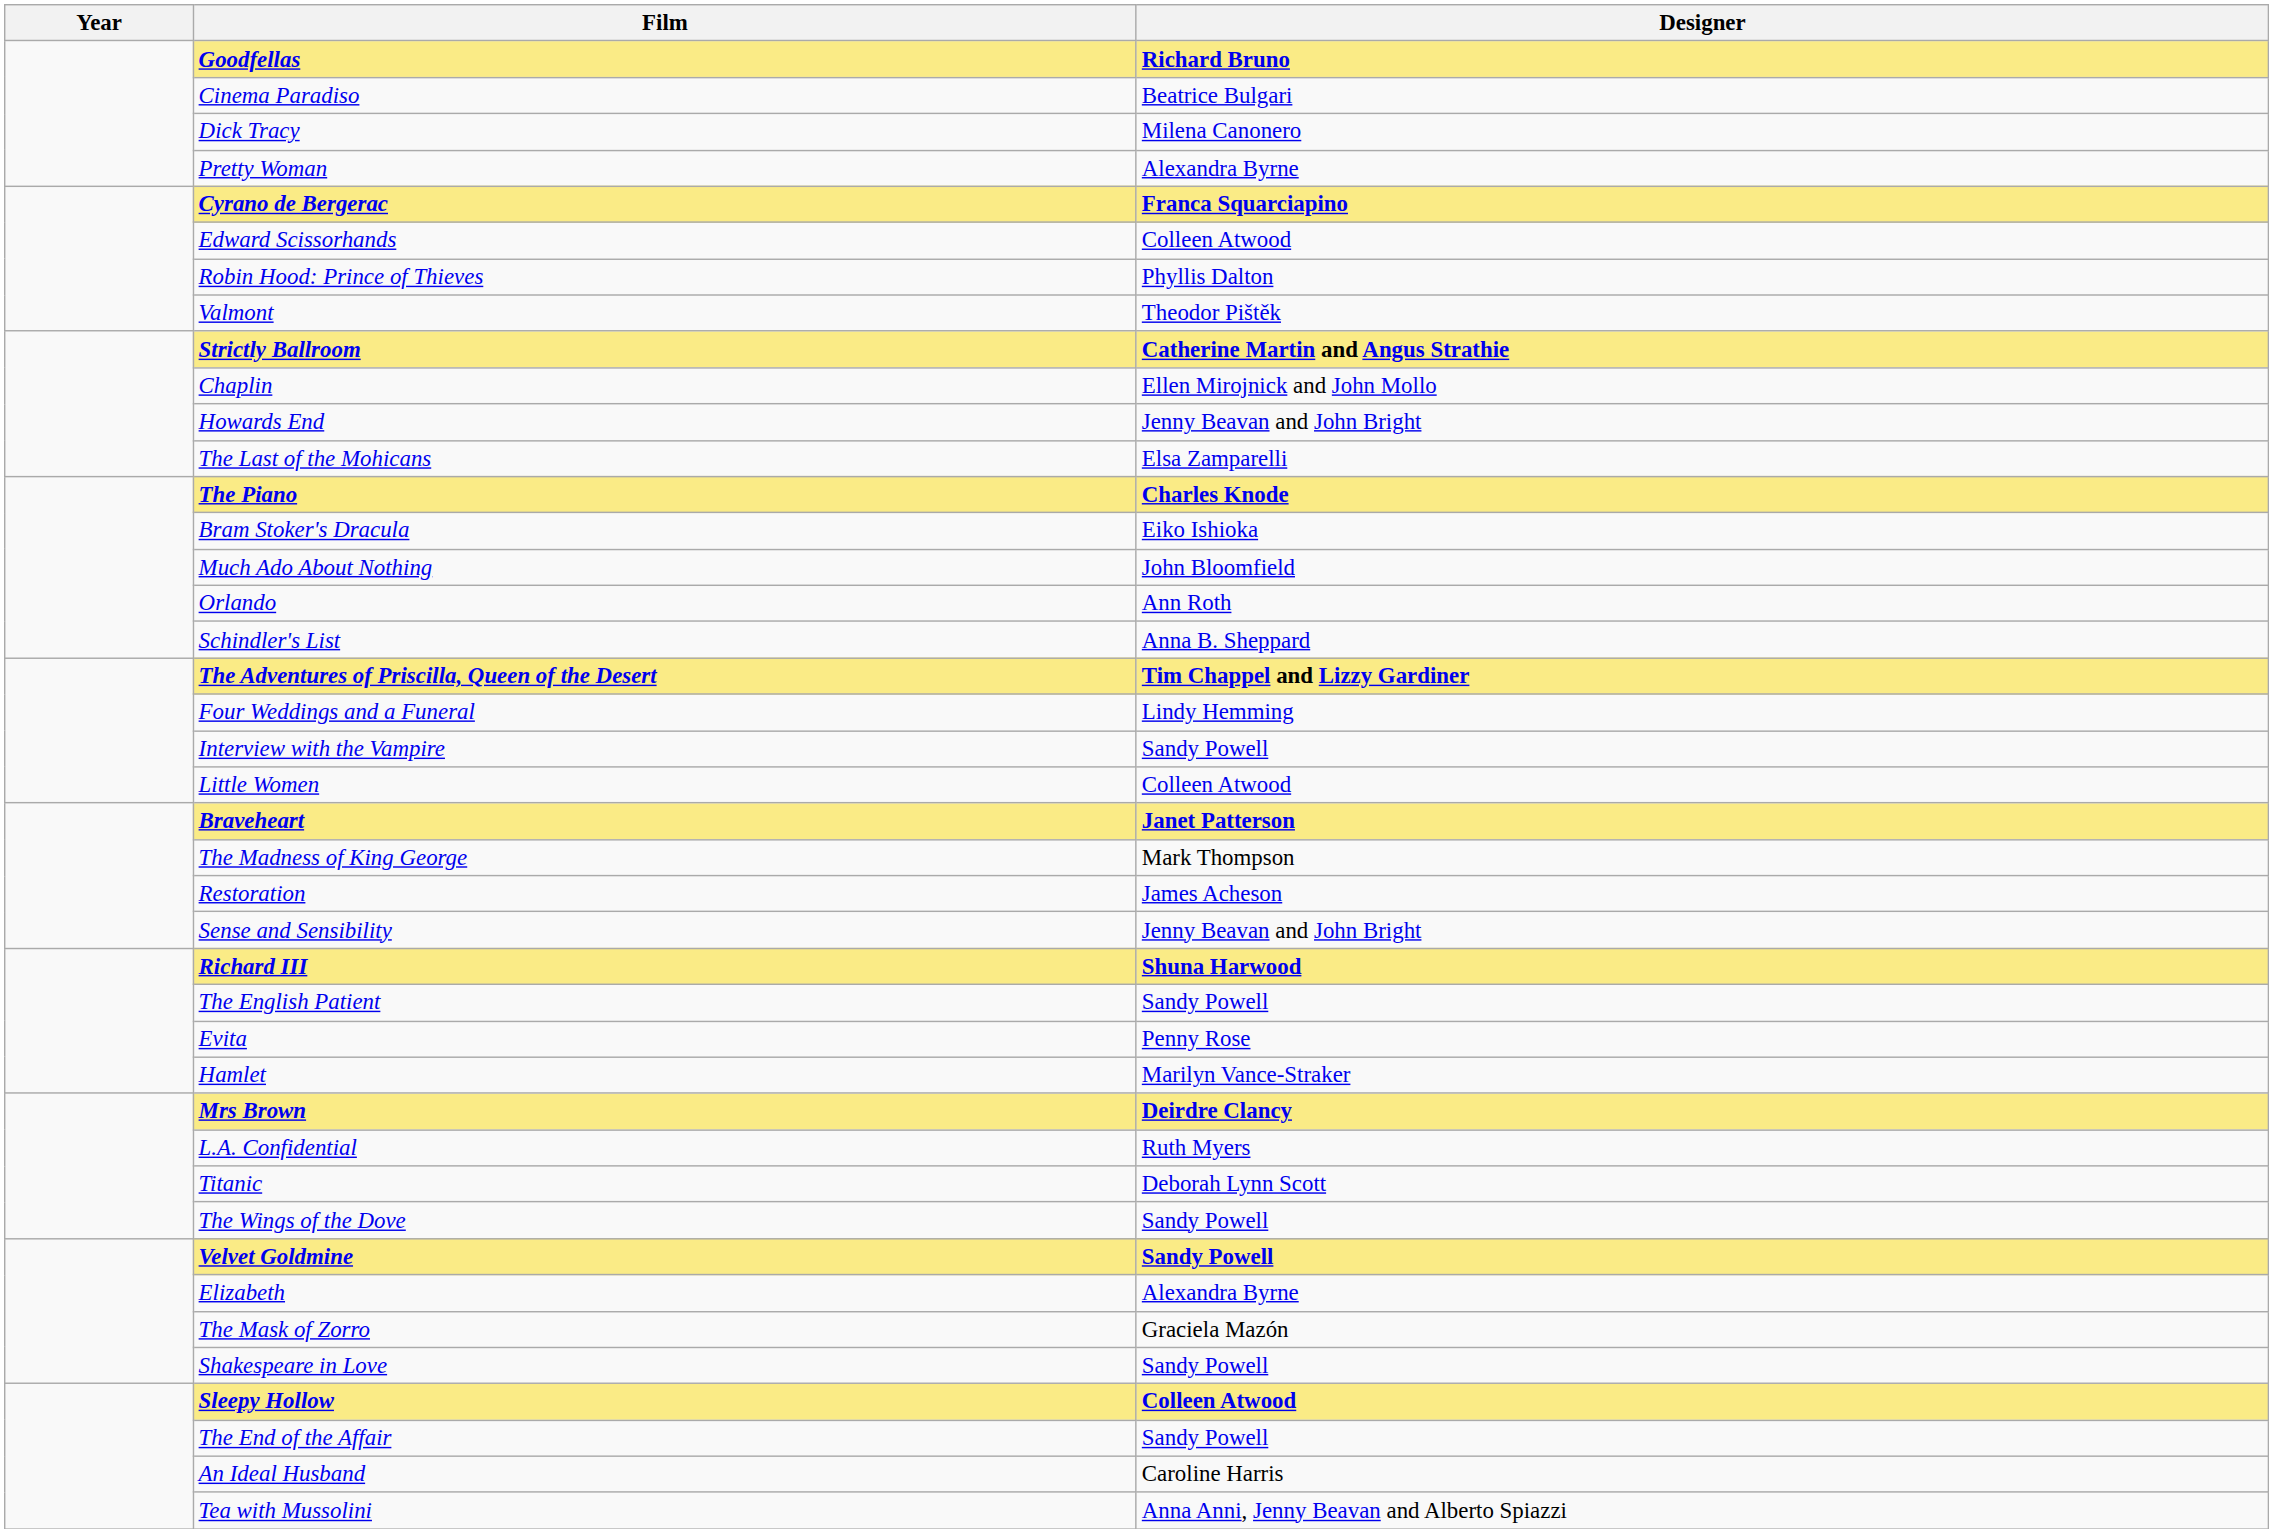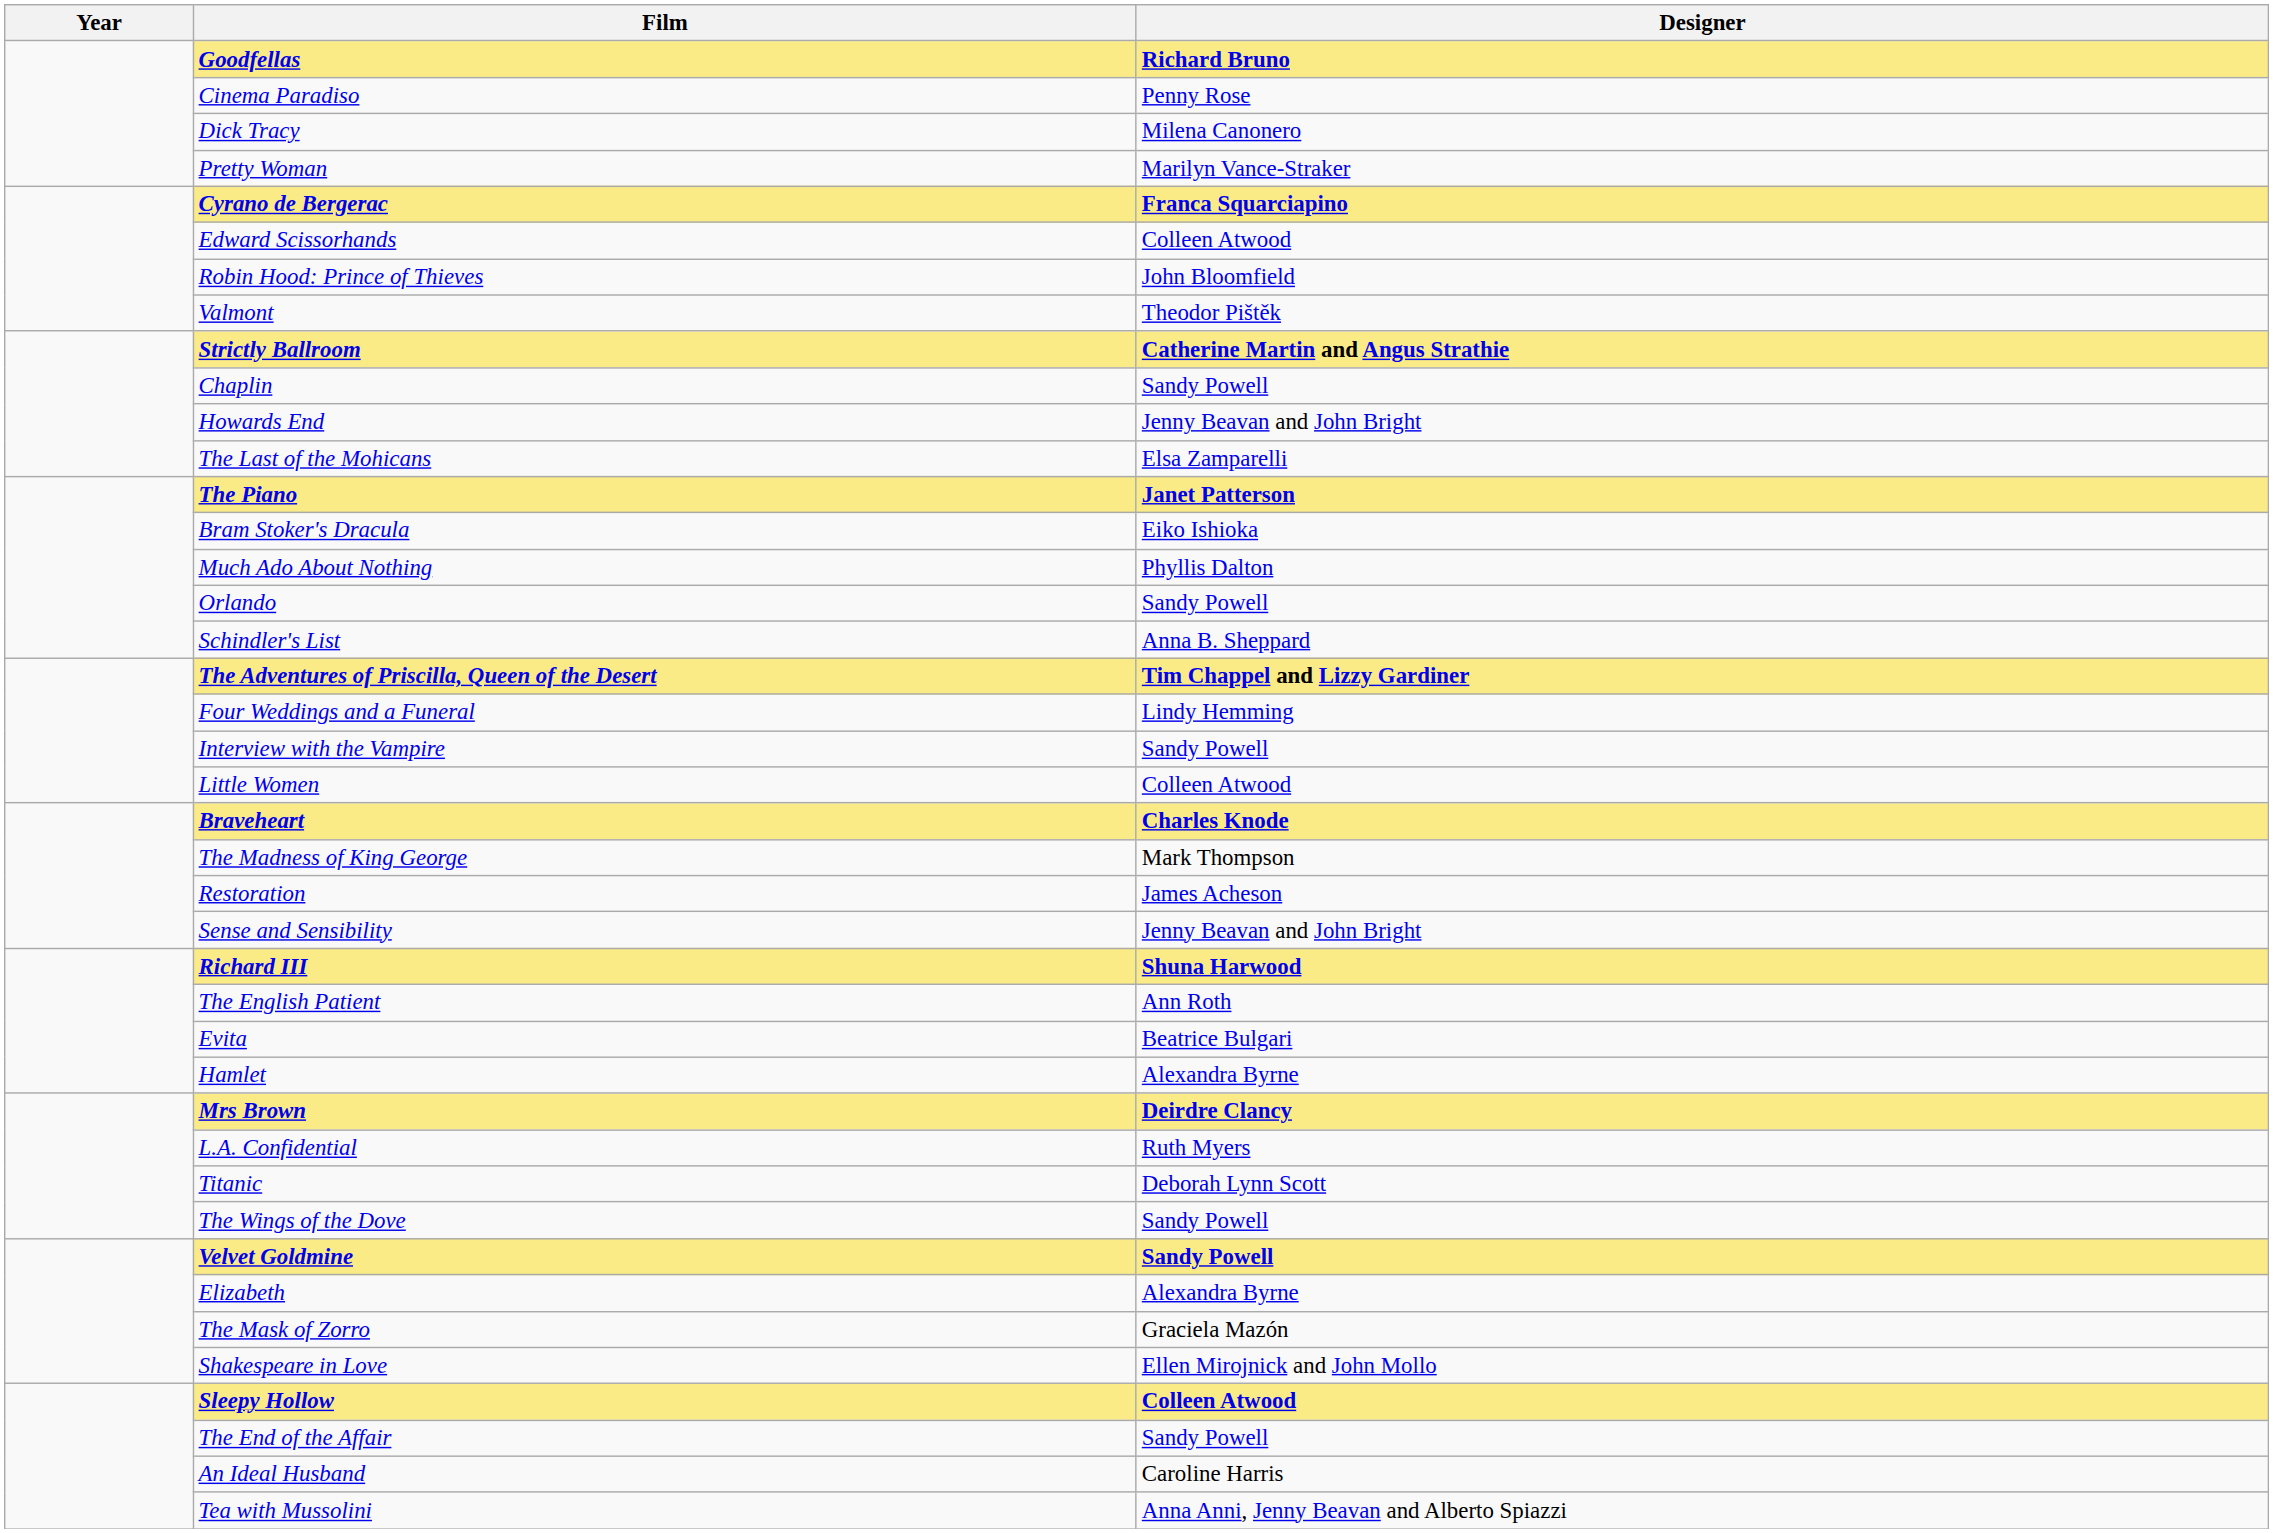(1217, 95) Beatrice Bulgari -> (1196, 95) Penny Rose
(1220, 167) Alexandra Byrne -> (1246, 167) Marilyn Vance-Straker
(1208, 276) Phyllis Dalton -> (1218, 276) John Bloomfield
(1289, 385) Ellen Mirojnick and John Mollo -> (1205, 385) Sandy Powell
(1215, 494) Charles Knode -> (1218, 494) Janet Patterson
(1218, 566) John Bloomfield -> (1208, 566) Phyllis Dalton
(1187, 603) Ann Roth -> (1205, 603) Sandy Powell
(1218, 820) Janet Patterson -> (1215, 820) Charles Knode
(1205, 1002) Sandy Powell -> (1187, 1002) Ann Roth
(1196, 1038) Penny Rose -> (1217, 1038) Beatrice Bulgari
(1246, 1074) Marilyn Vance-Straker -> (1220, 1074) Alexandra Byrne
(1205, 1365) Sandy Powell -> (1289, 1365) Ellen Mirojnick and John Mollo
